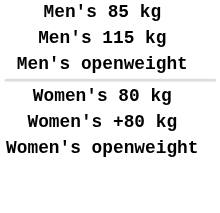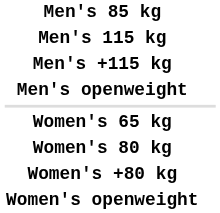+ row: (102, 64)
+ row: (102, 122)
